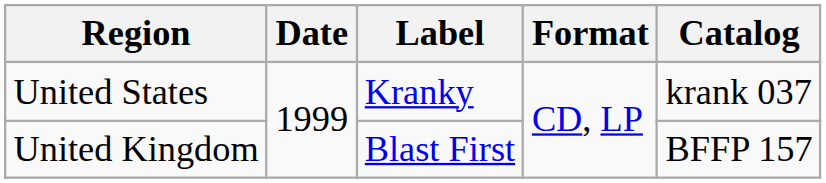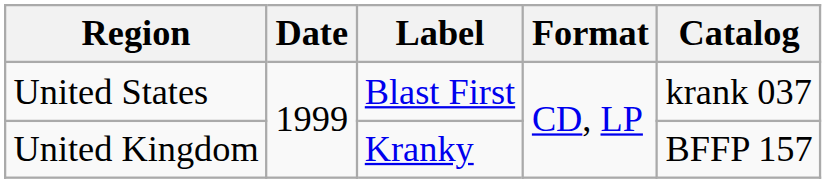(419, 90) Kranky -> (440, 90) Blast First
(440, 148) Blast First -> (419, 148) Kranky
